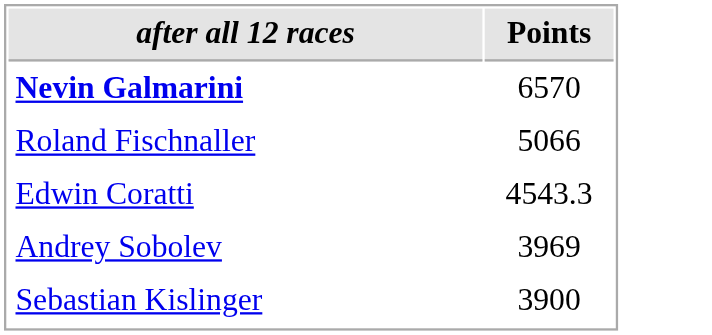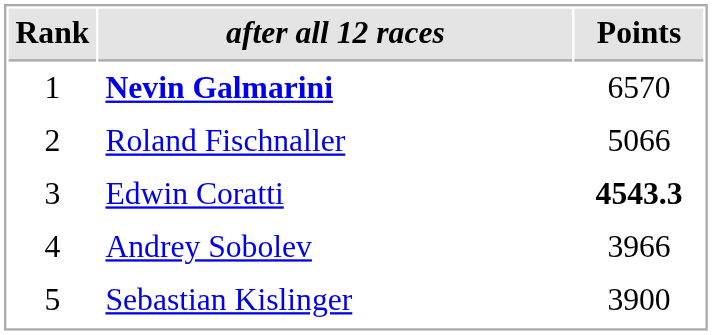+ column: (52, 33)
(549, 194) normal -> (639, 194) bold
(549, 247) 3969 -> (639, 247) 3966
